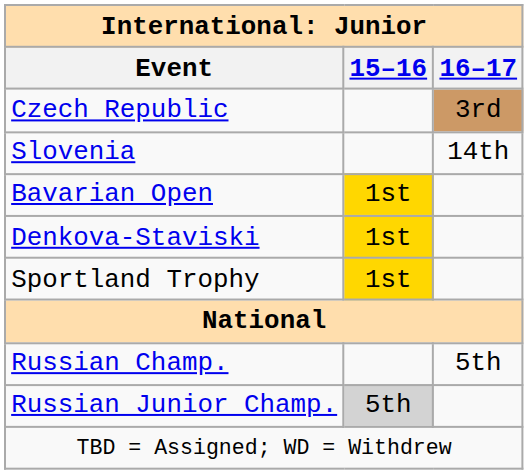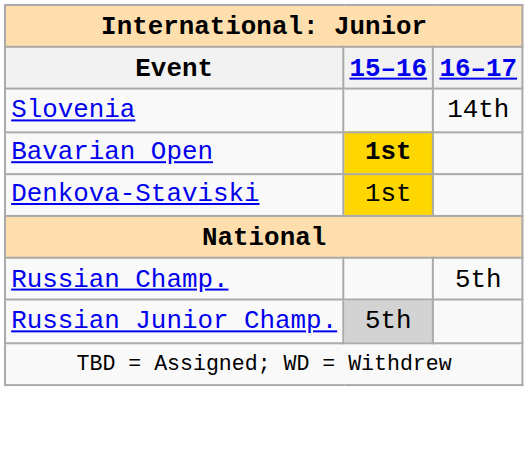- row: (120, 110)
(388, 195) normal -> (388, 153) bold
- row: (135, 279)
